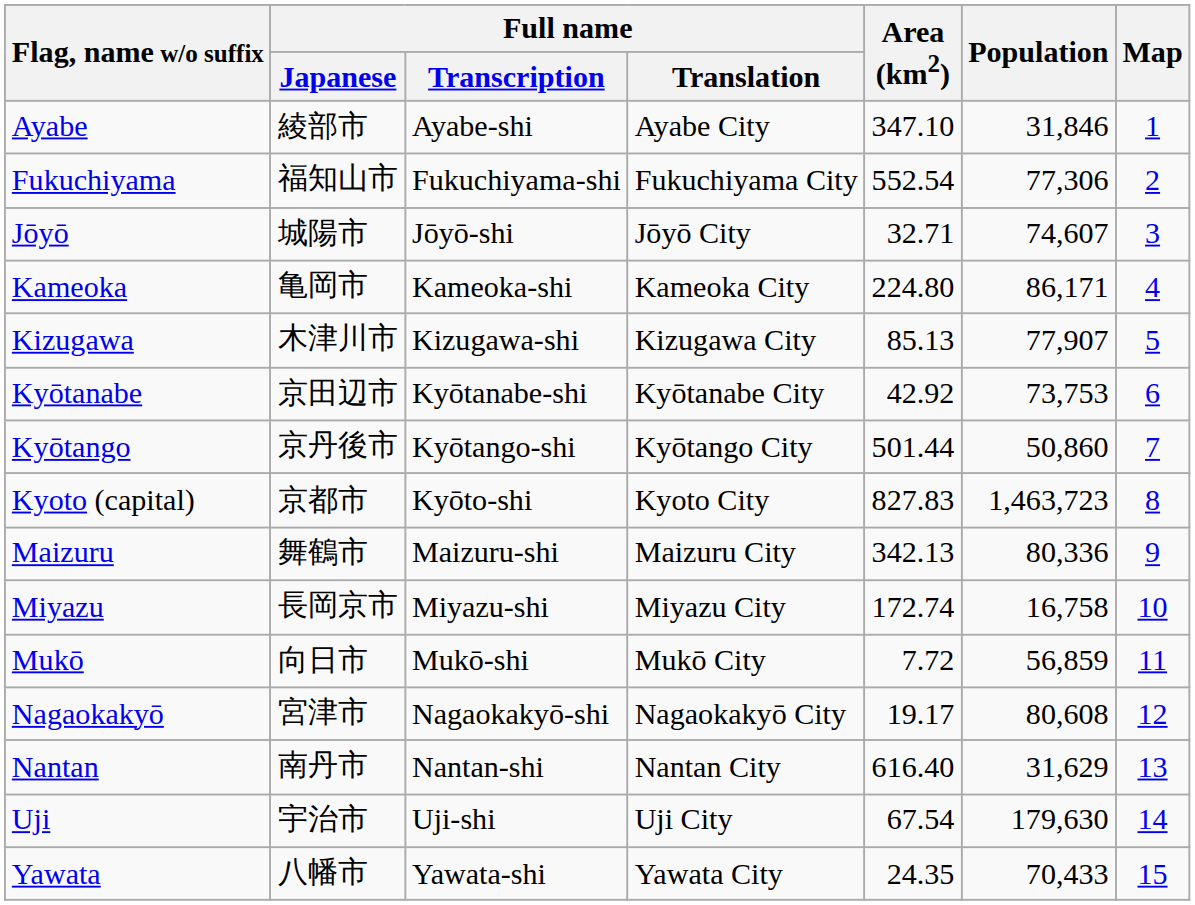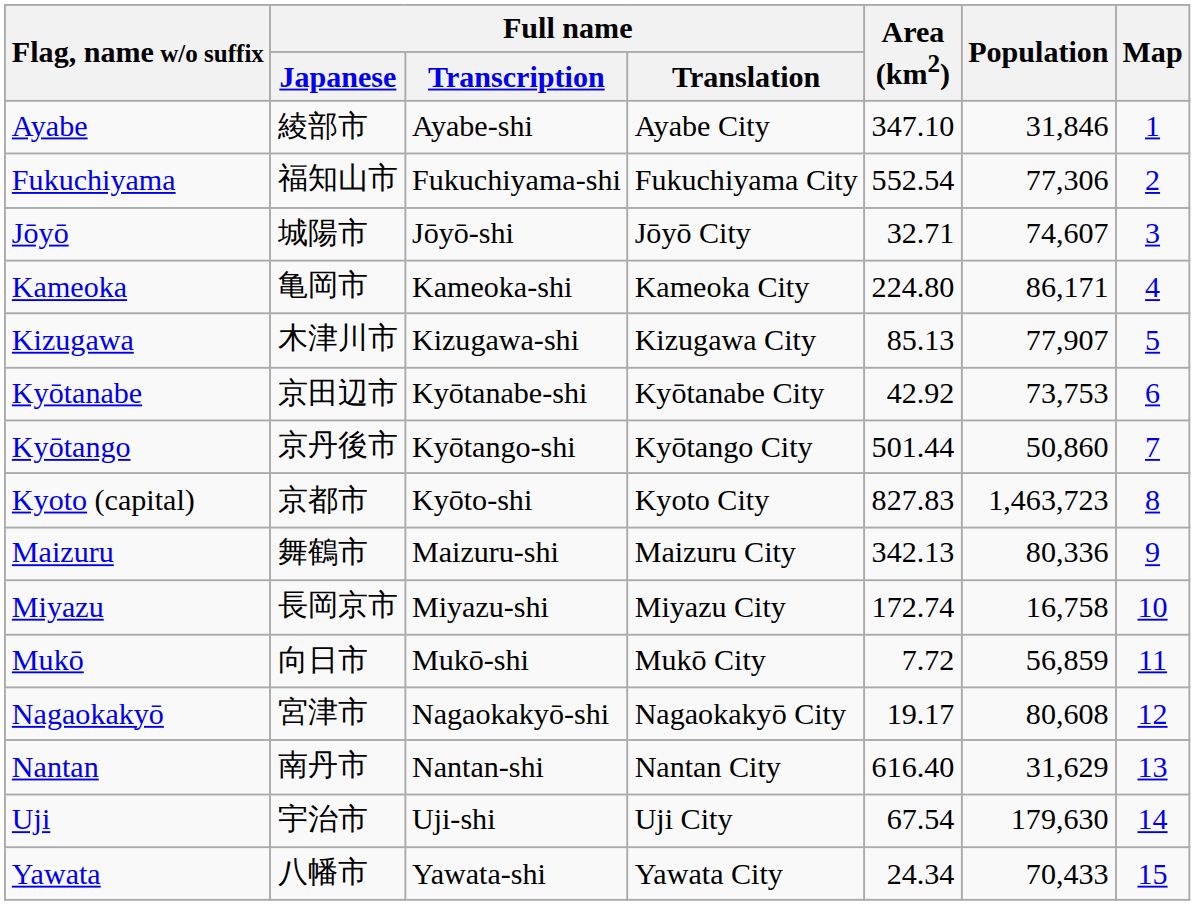(920, 873) 24.35 -> (920, 873) 24.34
